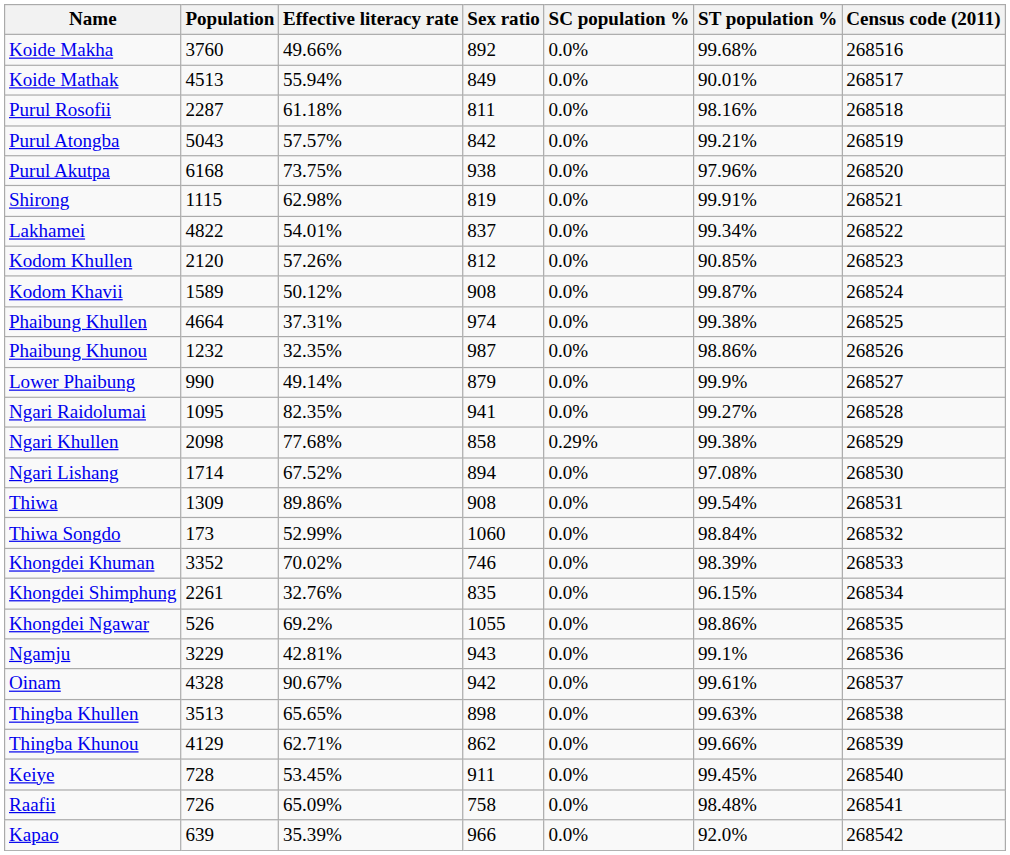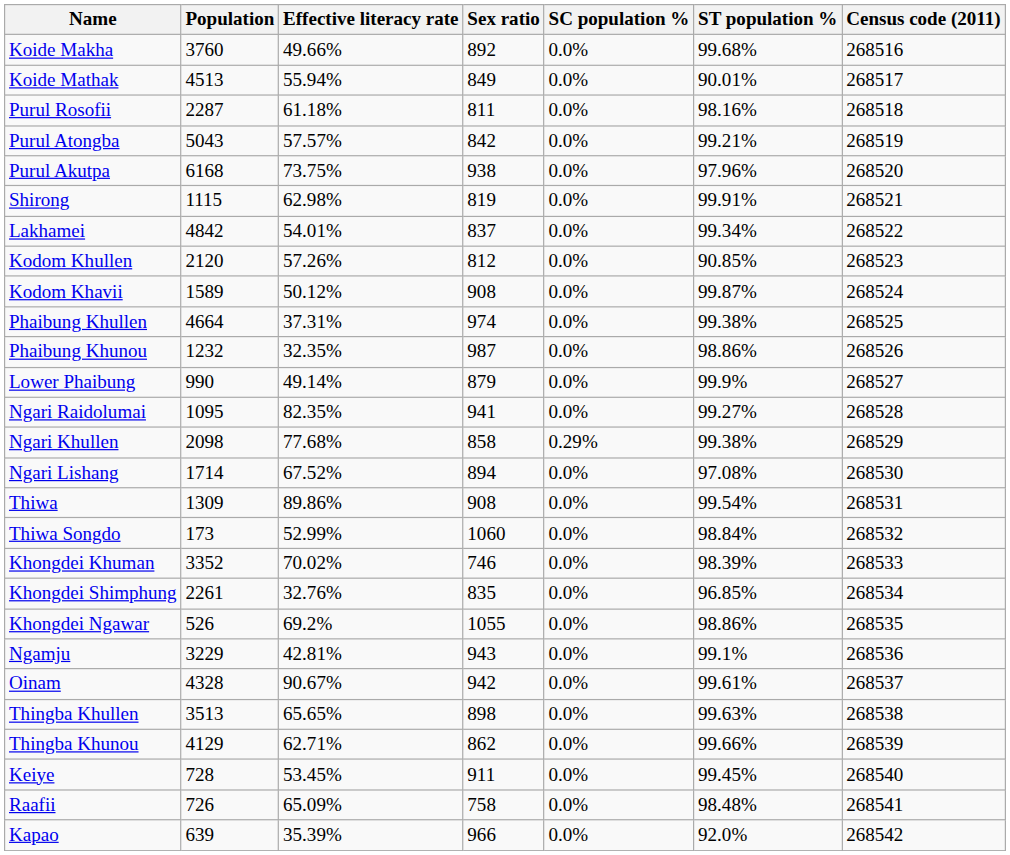(204, 230) 4822 -> (204, 230) 4842
(727, 593) 96.15% -> (727, 593) 96.85%
